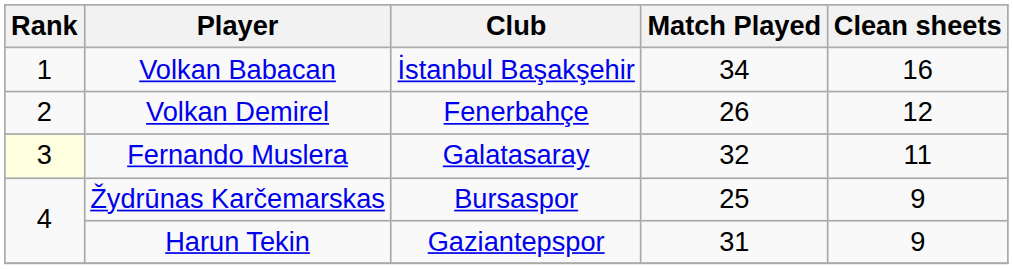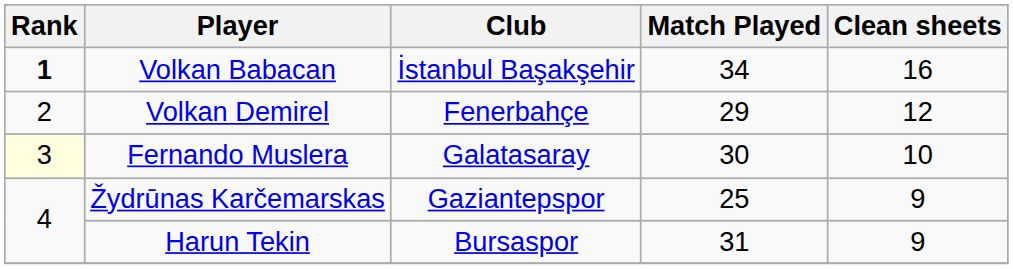(44, 69) normal -> (44, 69) bold
(734, 112) 26 -> (734, 112) 29
(734, 155) 32 -> (734, 155) 30
(918, 155) 11 -> (918, 155) 10
(516, 198) Bursaspor -> (516, 198) Gaziantepspor
(516, 241) Gaziantepspor -> (516, 241) Bursaspor
